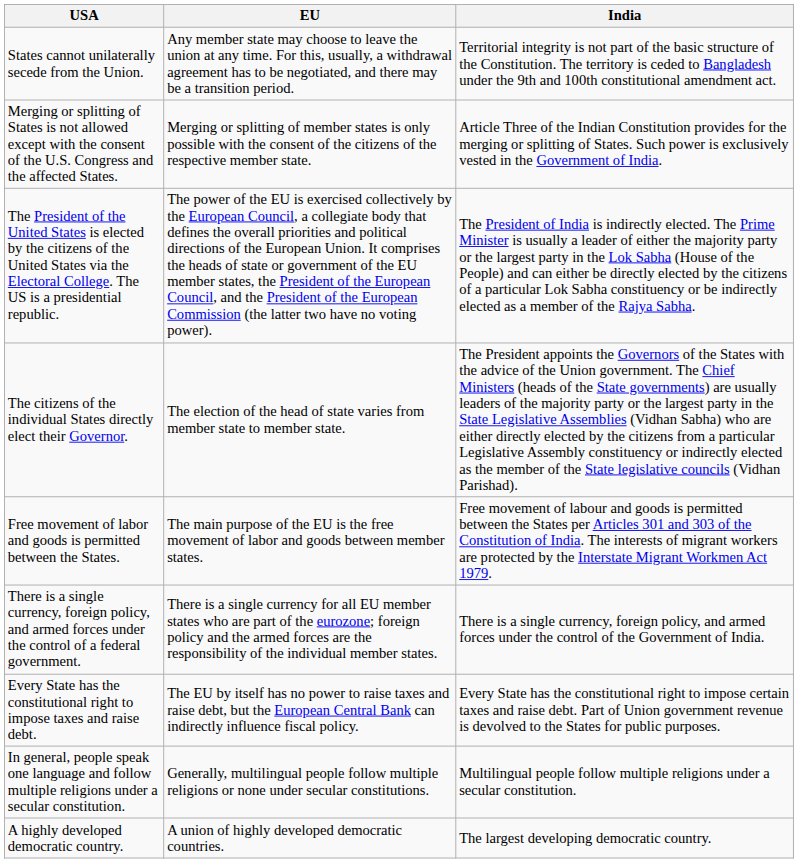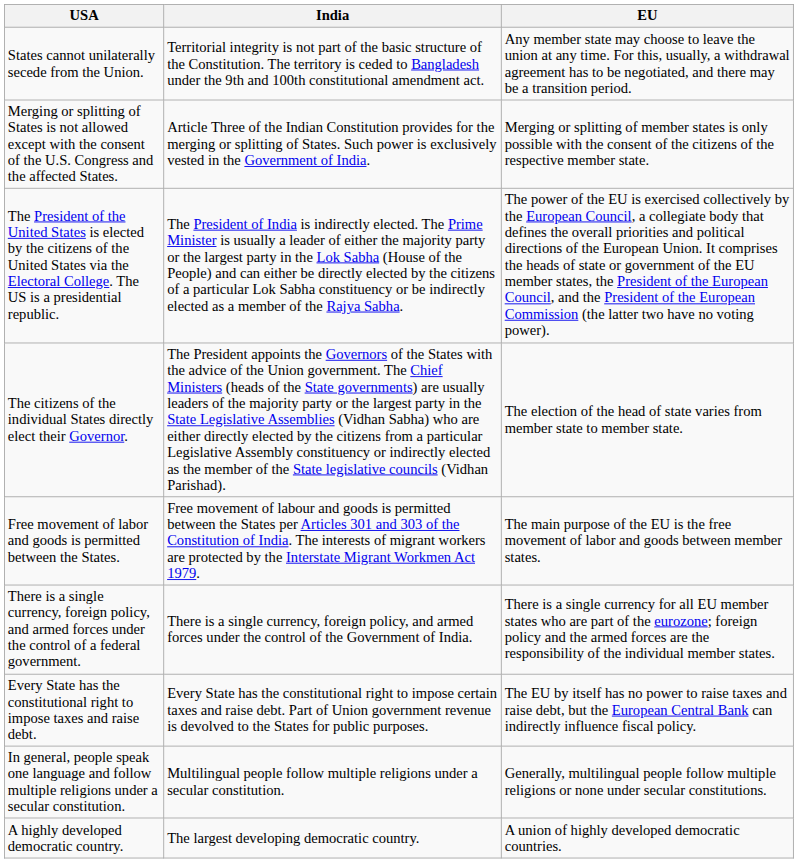columns swapped: (310, 16) <-> (625, 16)
